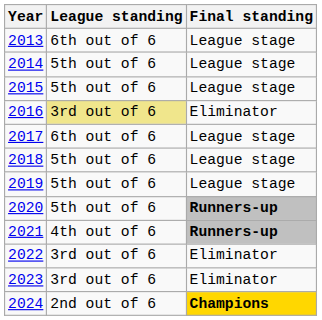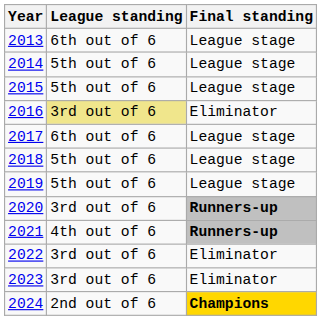(103, 208) 5th out of 6 -> (103, 208) 3rd out of 6
